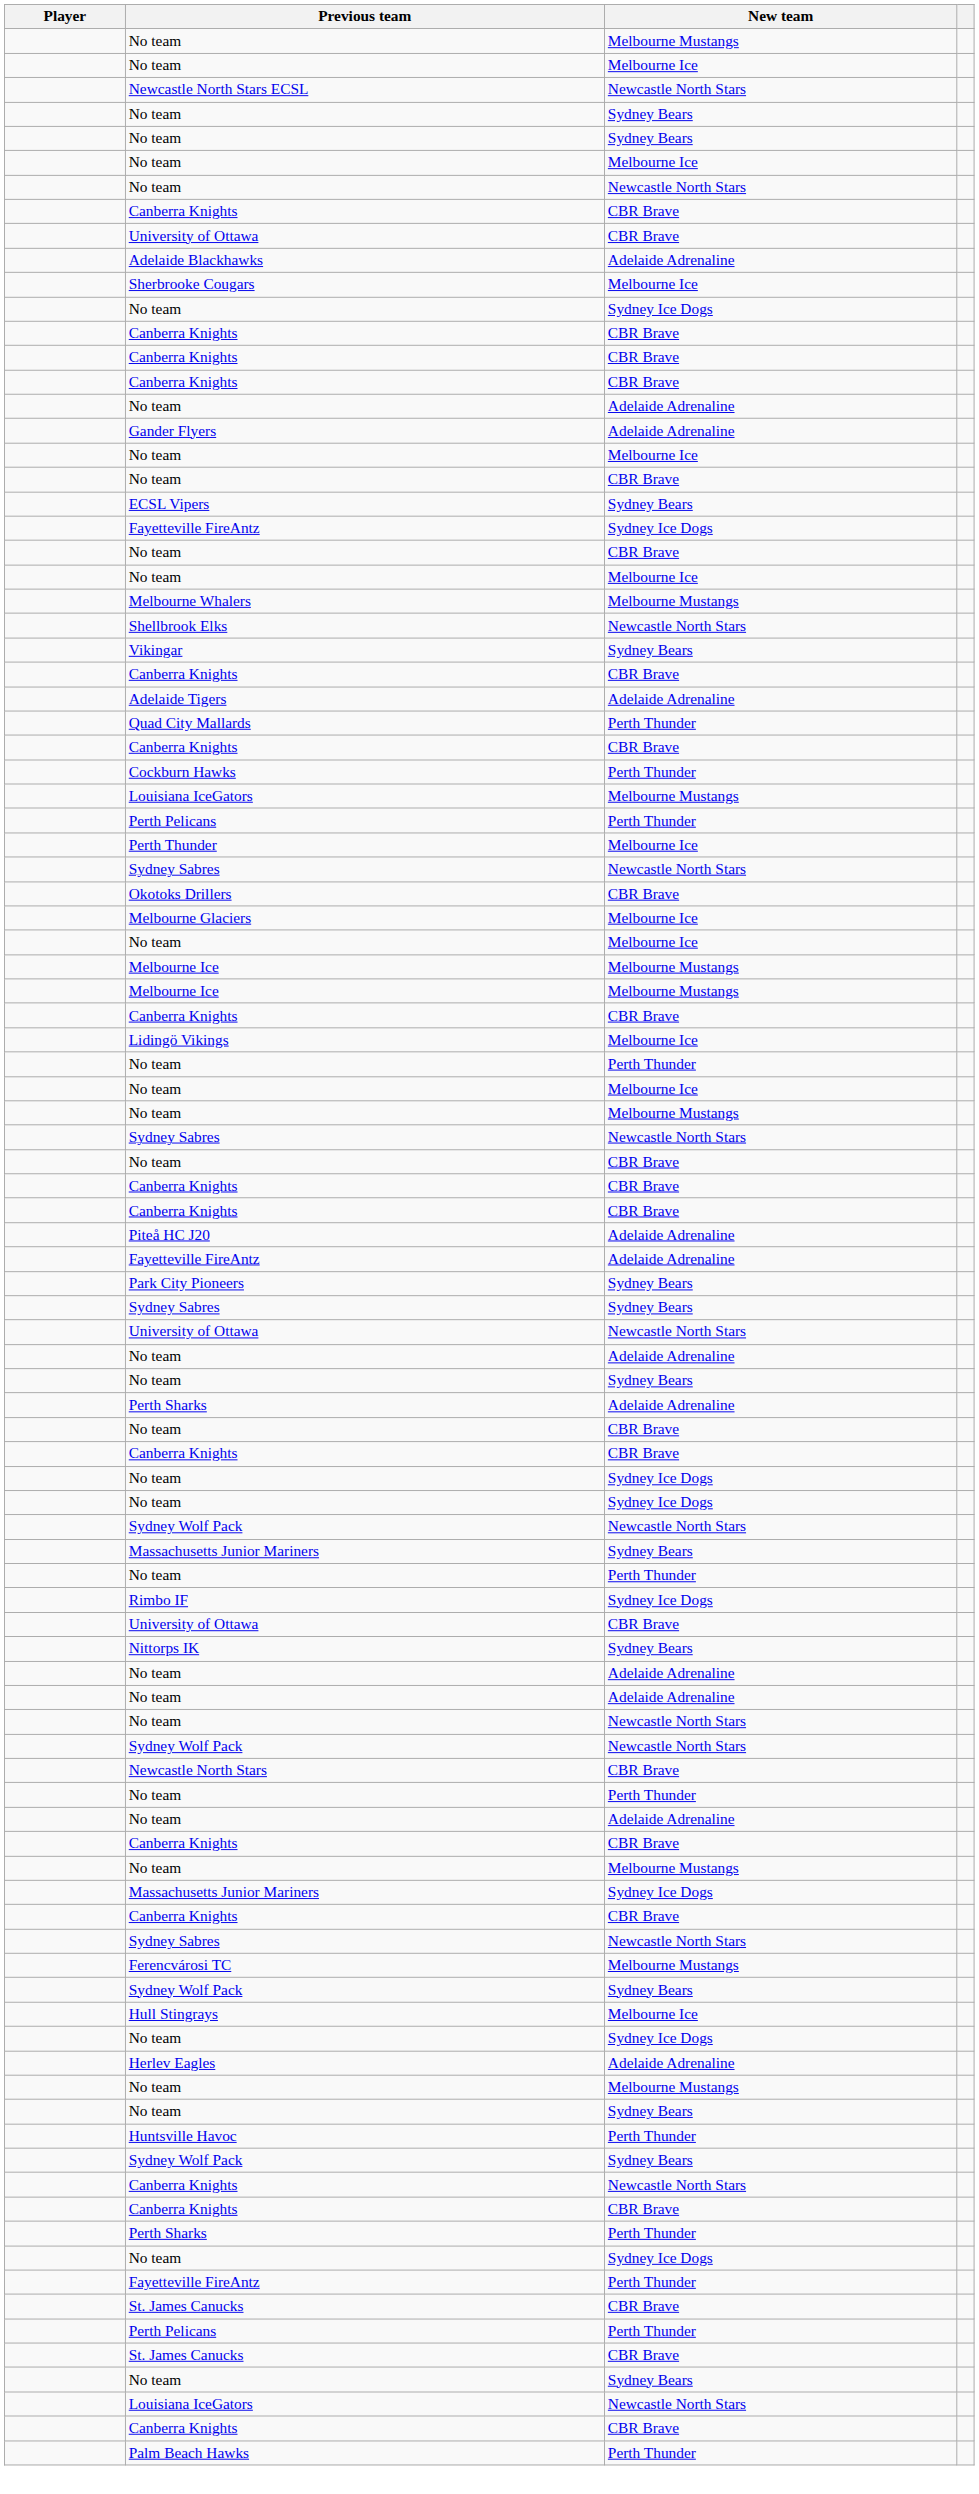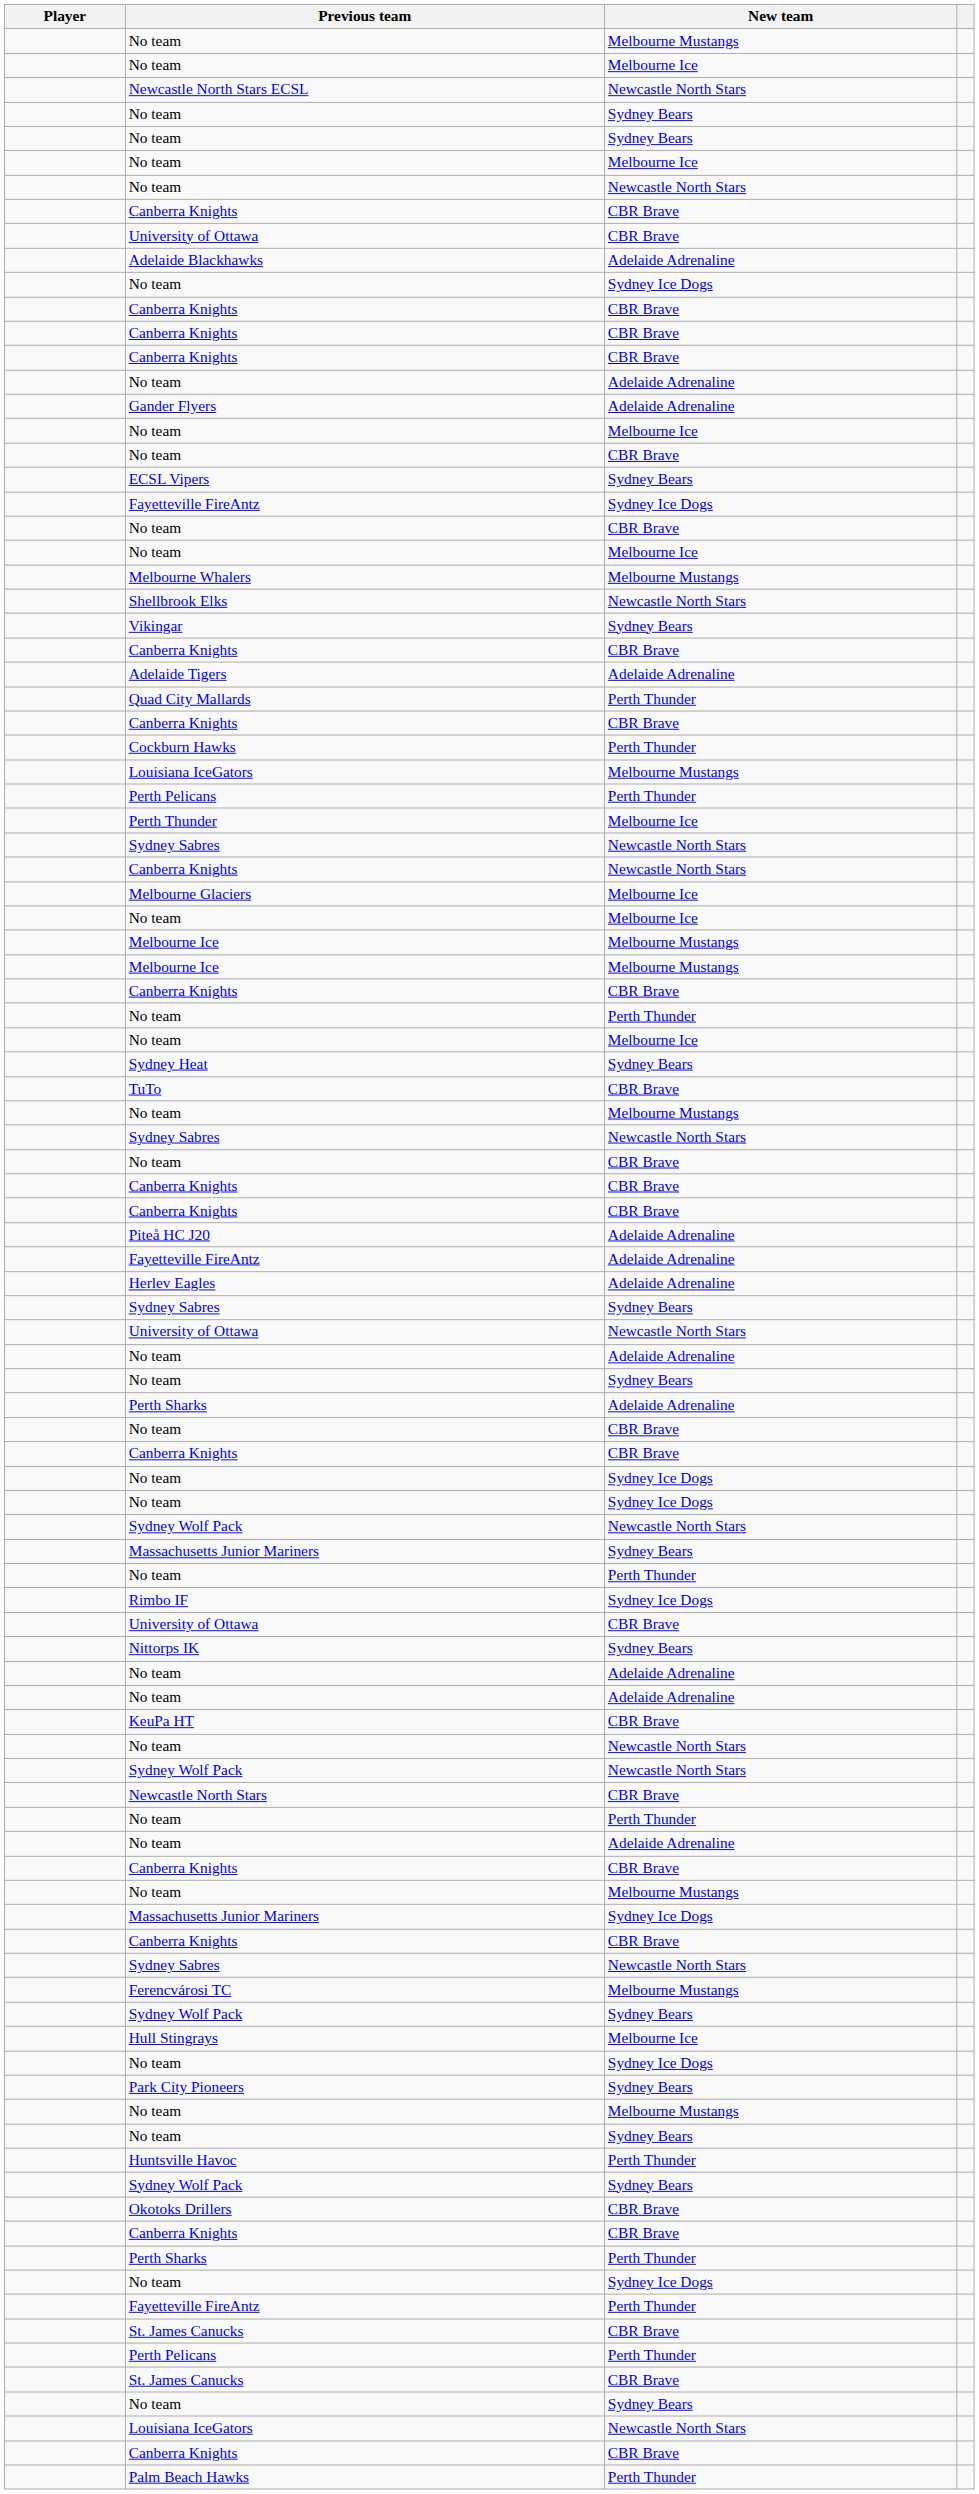- row: (192, 284)
rows swapped: (180, 893) <-> (183, 2184)
- row: (179, 1039)
+ row: (168, 1064)
+ row: (145, 1088)
rows swapped: (186, 1283) <-> (172, 2062)
+ row: (161, 1721)
